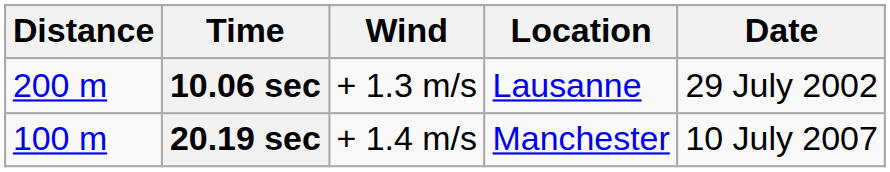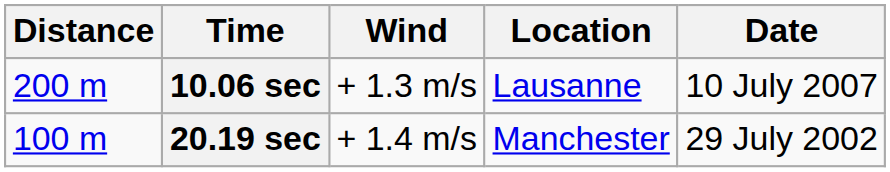(782, 85) 29 July 2002 -> (782, 85) 10 July 2007
(782, 138) 10 July 2007 -> (782, 138) 29 July 2002
